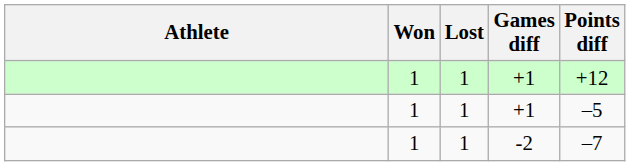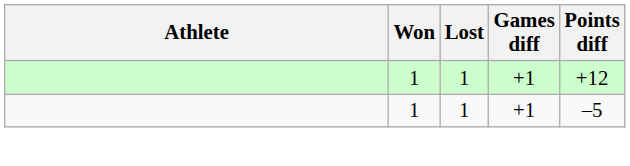- row: (197, 144)
